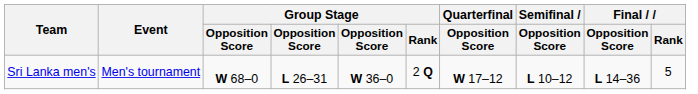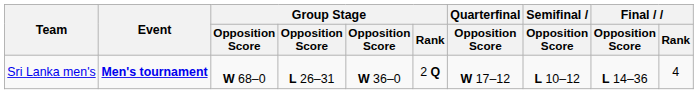(151, 72) normal -> (155, 72) bold
(668, 72) 5 -> (676, 72) 4
